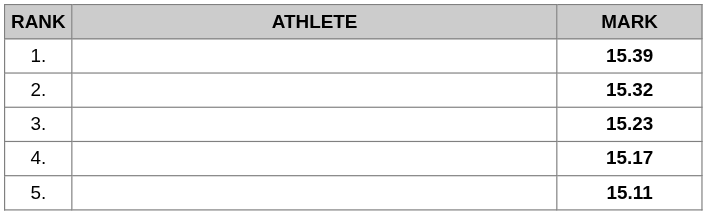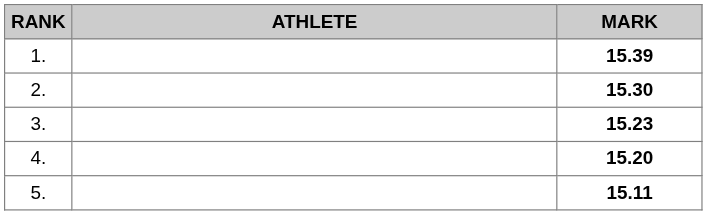(630, 90) 15.32 -> (630, 90) 15.30
(630, 158) 15.17 -> (630, 158) 15.20
